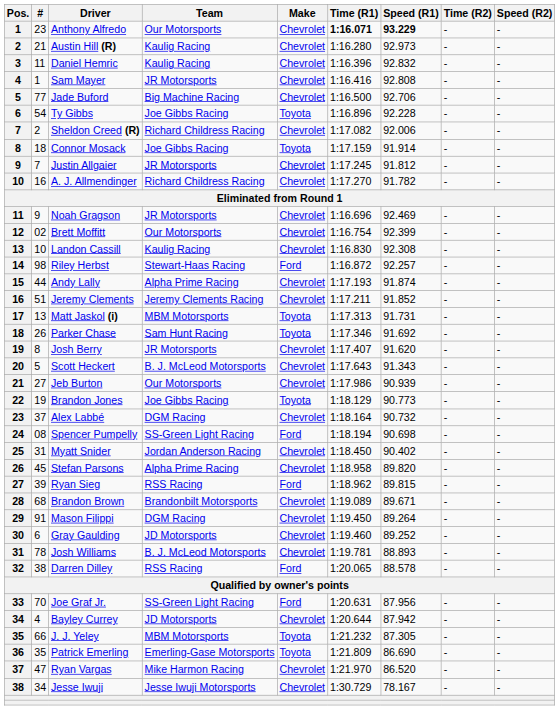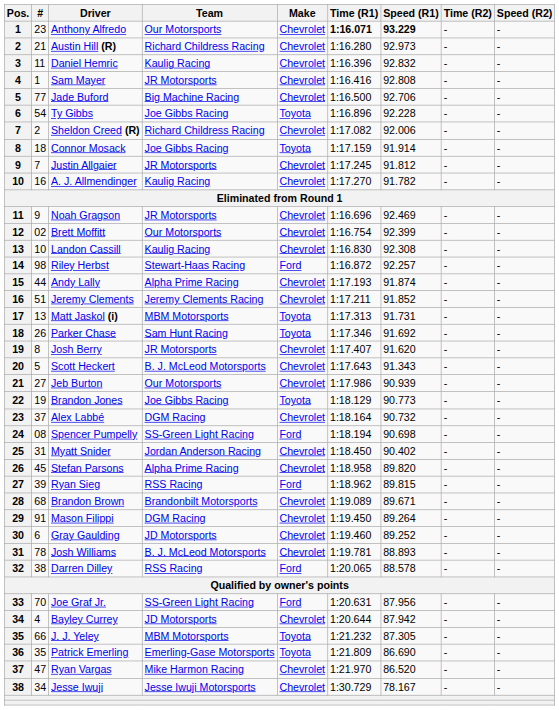(177, 47) Kaulig Racing -> (205, 47) Richard Childress Racing
(205, 181) Richard Childress Racing -> (177, 181) Kaulig Racing
